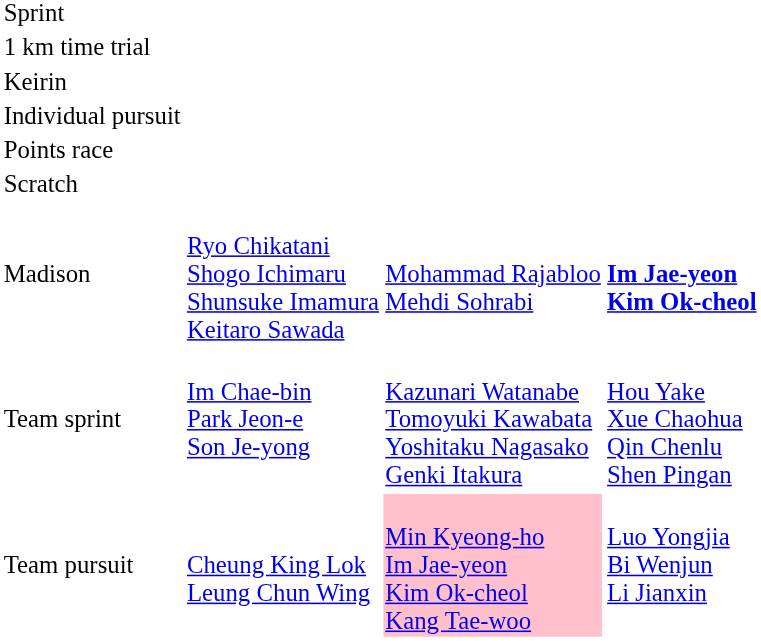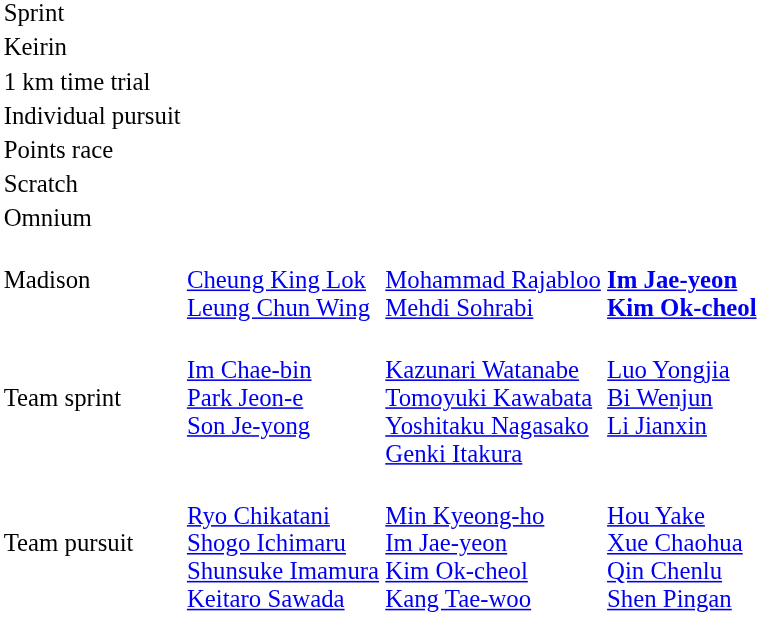rows swapped: (77, 47) <-> (35, 81)
+ row: (48, 217)
(283, 287) Ryo Chikatani Shogo Ichimaru Shunsuke Imamura Keitaro Sawada -> (278, 293) Cheung King Lok Leung Chun Wing
(675, 433) Hou Yake Xue Chaohua Qin Chenlu Shen Pingan -> (668, 397) Luo Yongjia Bi Wenjun Li Jianxin
(278, 579) Cheung King Lok Leung Chun Wing -> (283, 557) Ryo Chikatani Shogo Ichimaru Shunsuke Imamura Keitaro Sawada
(465, 579) pink background -> (465, 557) no background
(668, 565) Luo Yongjia Bi Wenjun Li Jianxin -> (675, 557) Hou Yake Xue Chaohua Qin Chenlu Shen Pingan
